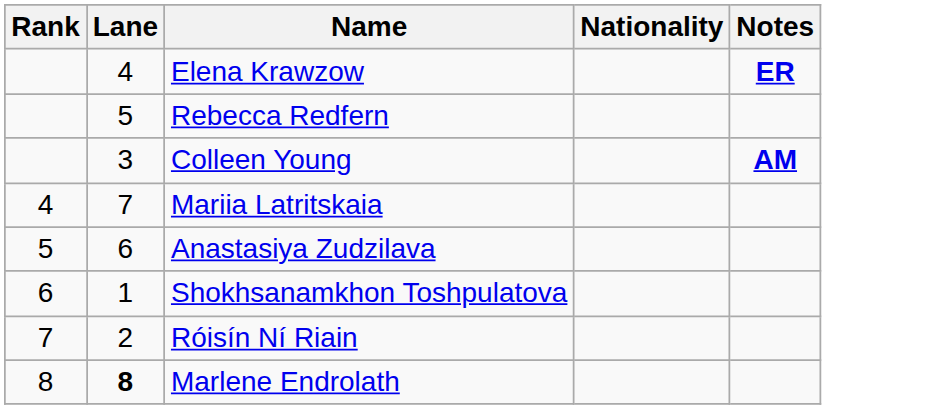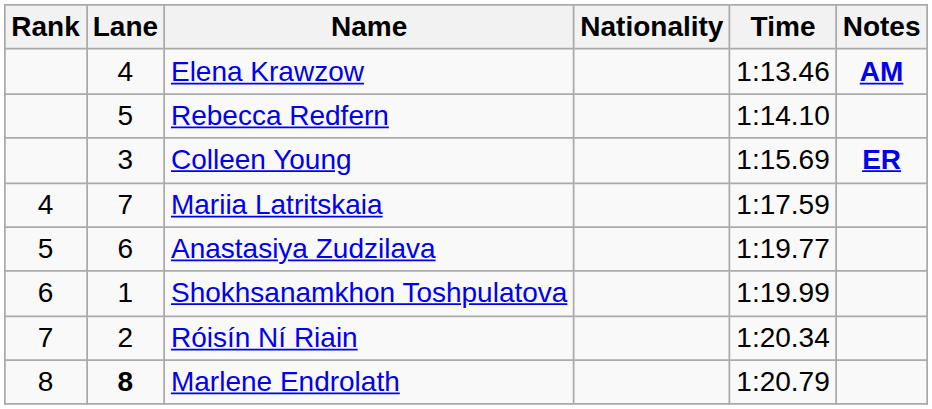+ column: (783, 26)
(775, 71) ER -> (882, 71) AM
(775, 159) AM -> (882, 159) ER
